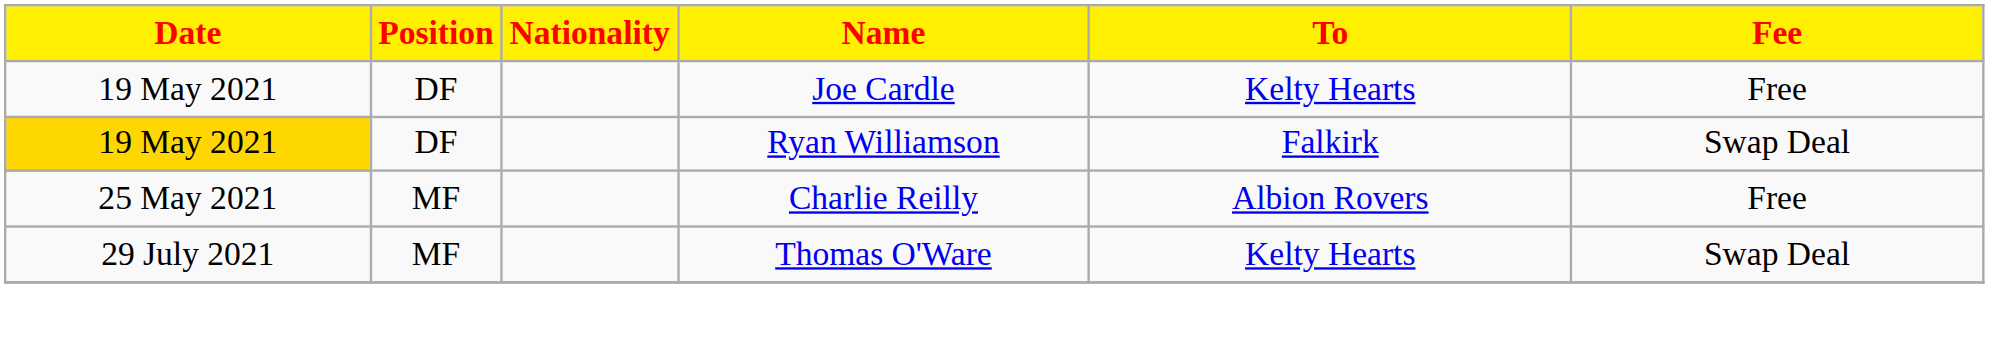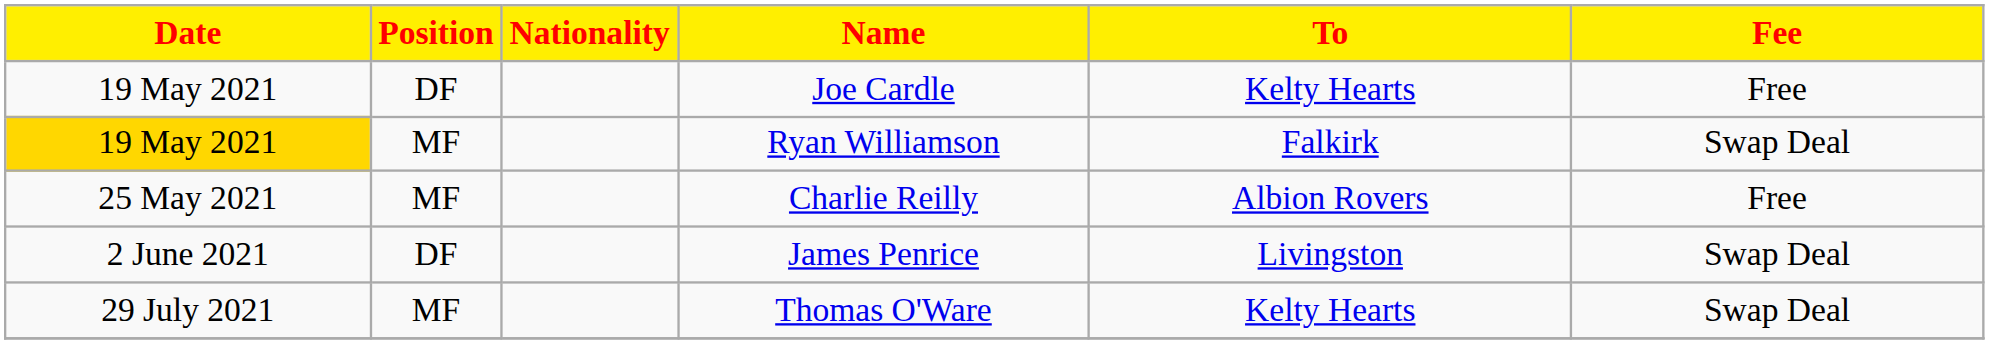(436, 143) DF -> (436, 143) MF
+ row: (883, 253)
